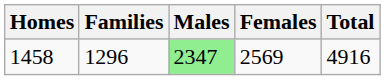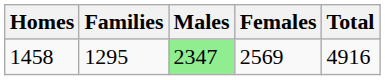(106, 56) 1296 -> (106, 56) 1295
